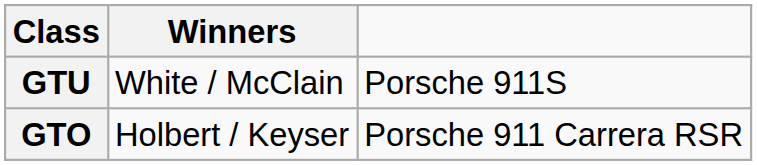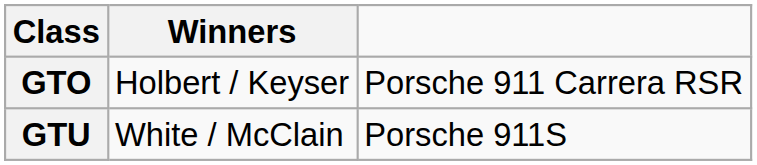rows swapped: (56, 135) <-> (56, 83)
